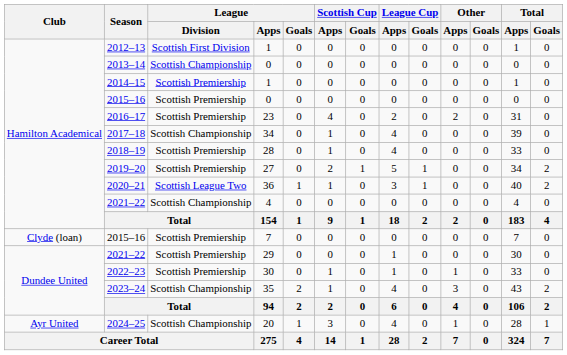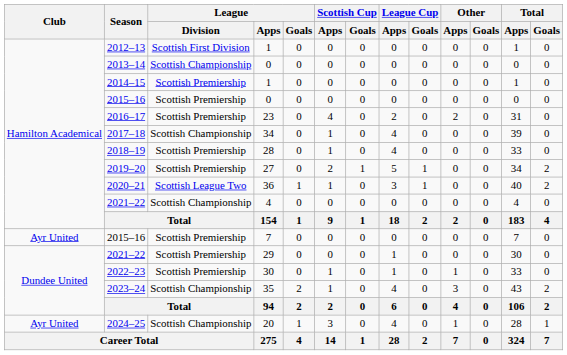(54, 237) Clyde (loan) -> (54, 237) Ayr United
